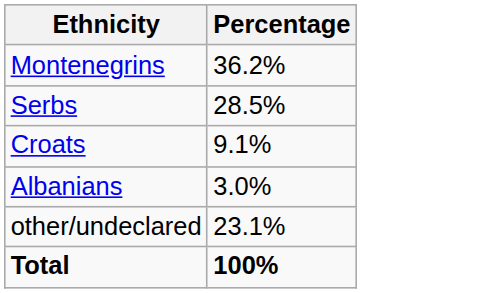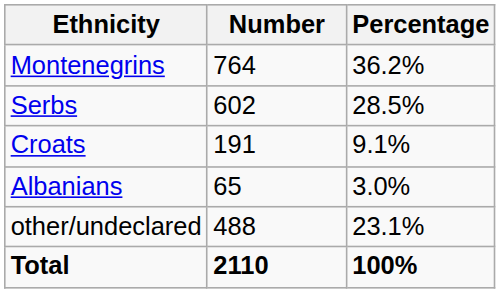+ column: (277, 24)
